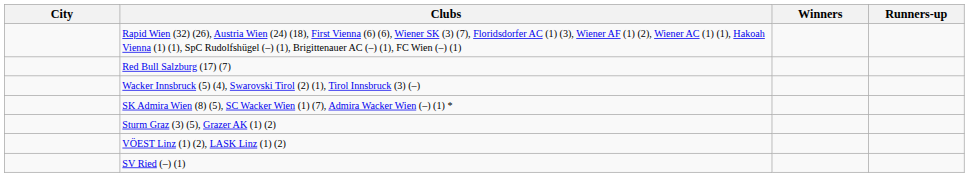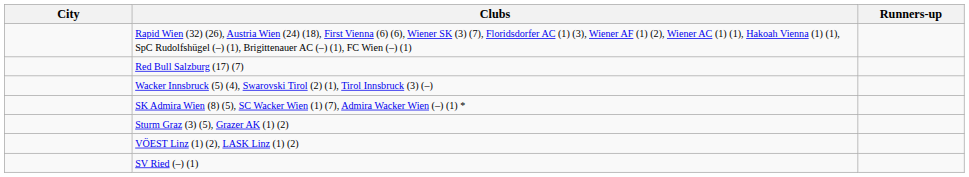- column: (820, 14)
